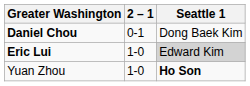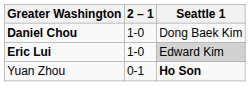(136, 33) 0-1 -> (136, 33) 1-0
(136, 71) 1-0 -> (136, 71) 0-1
